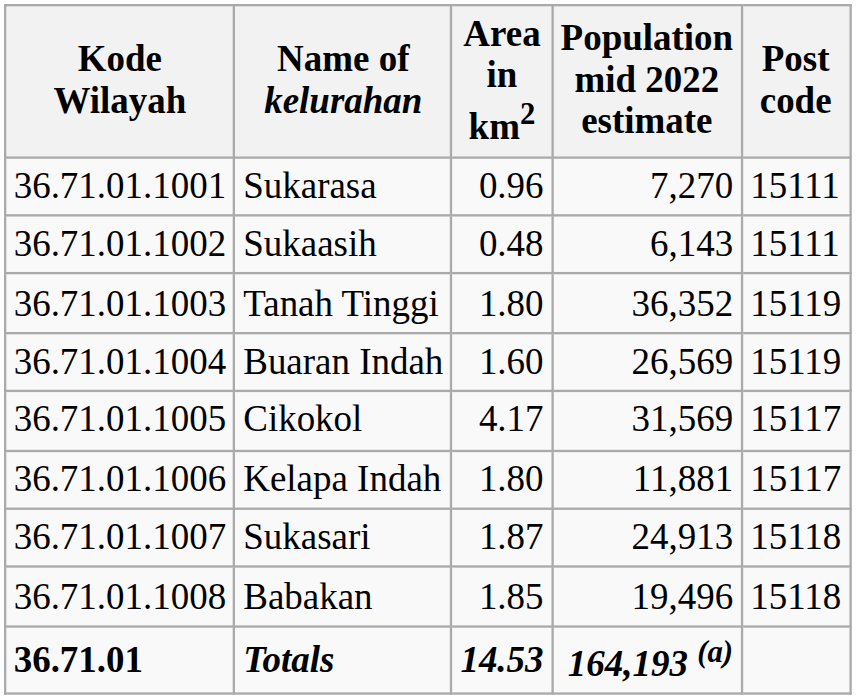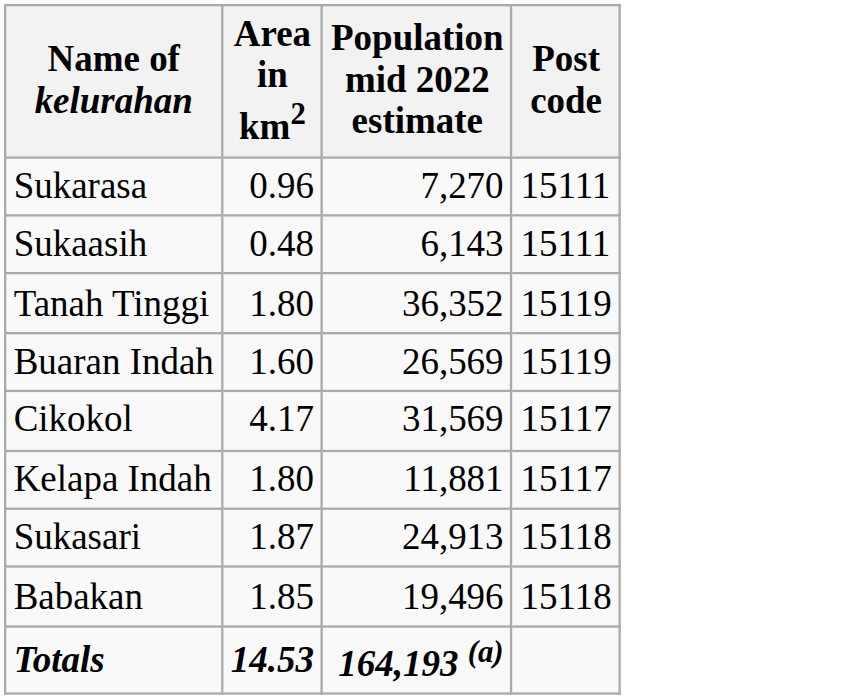- column: (120, 80)
